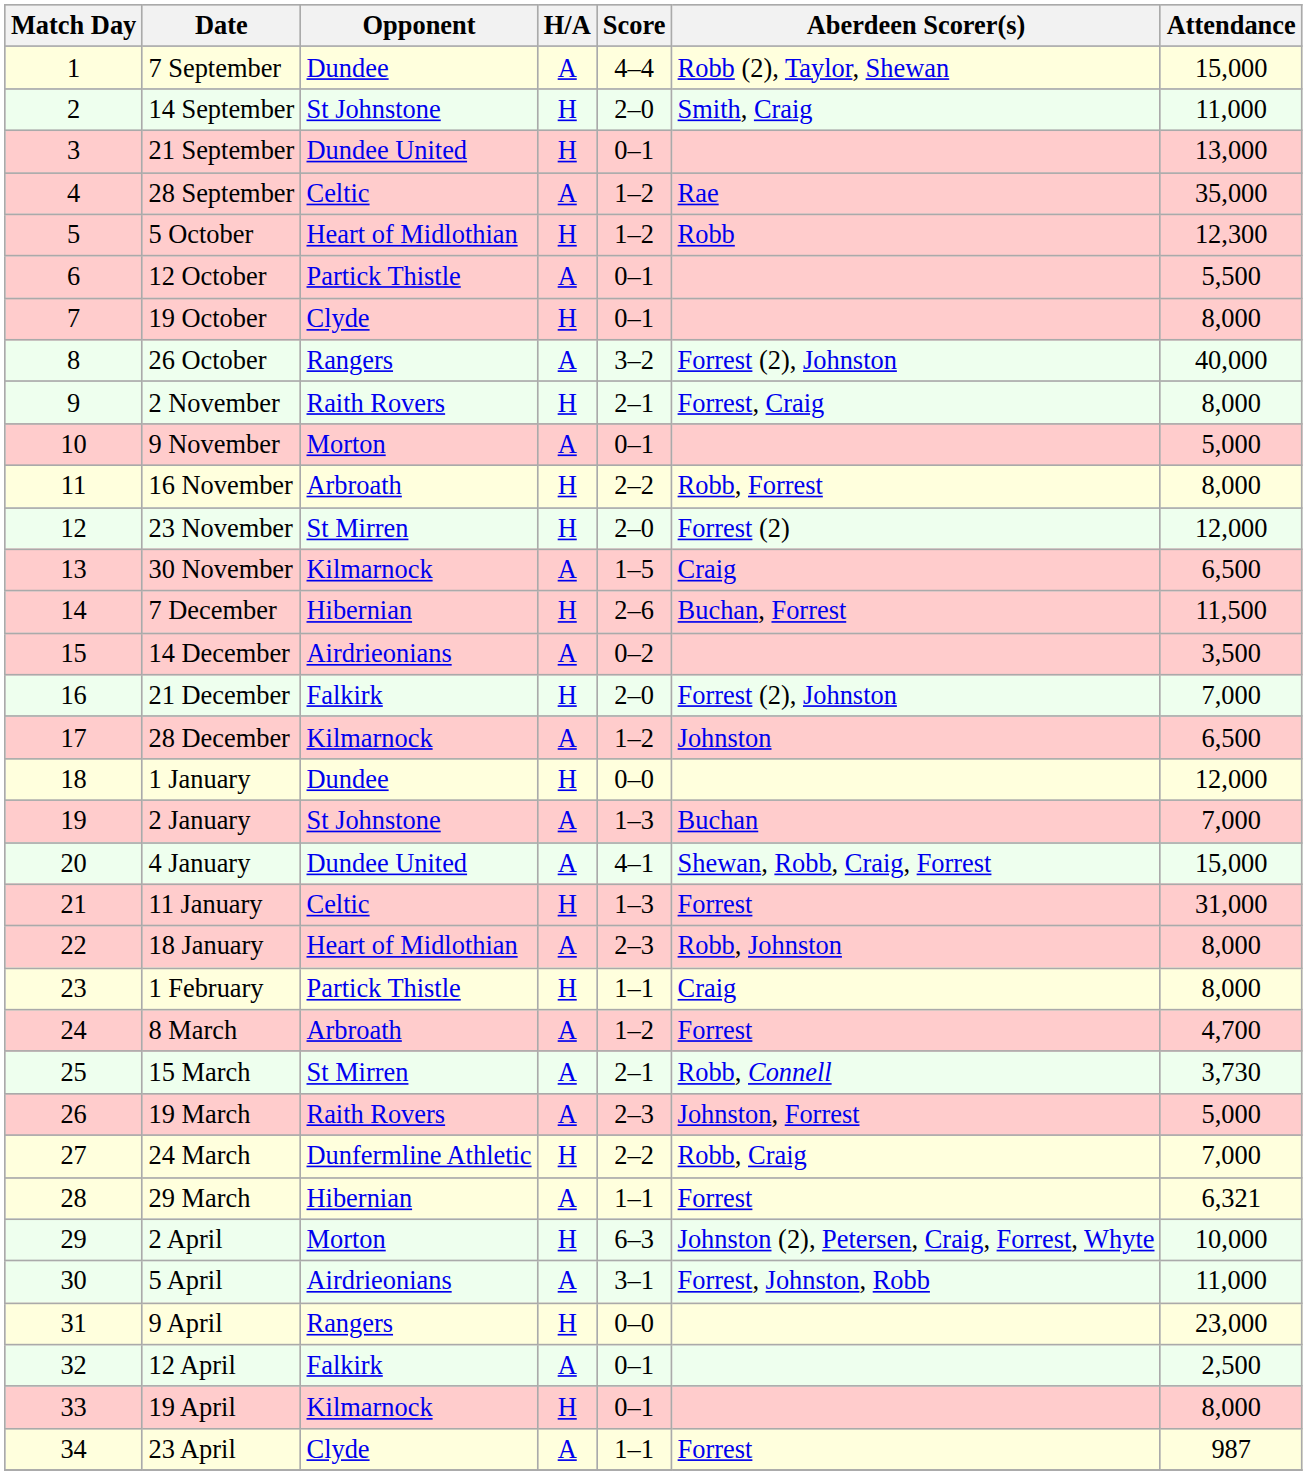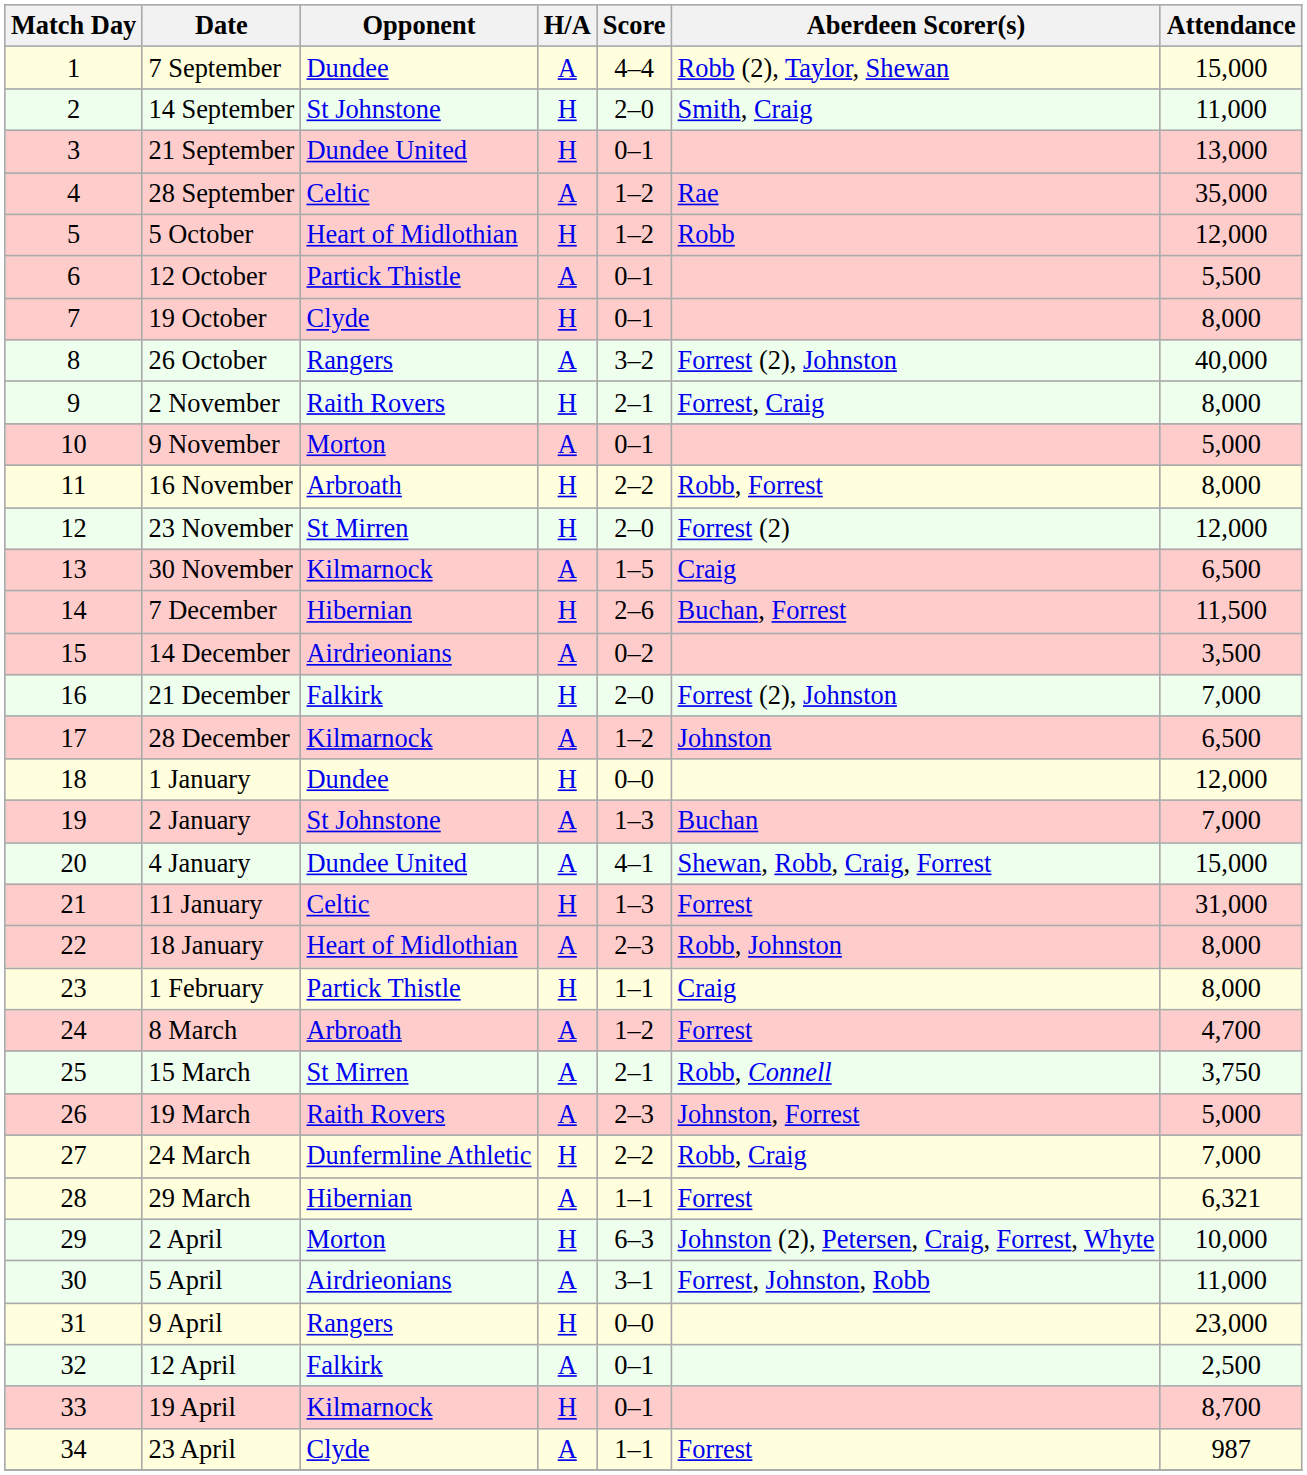(1231, 234) 12,300 -> (1231, 234) 12,000
(1231, 1072) 3,730 -> (1231, 1072) 3,750
(1231, 1407) 8,000 -> (1231, 1407) 8,700
